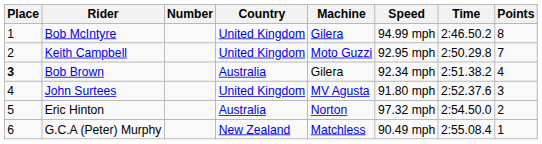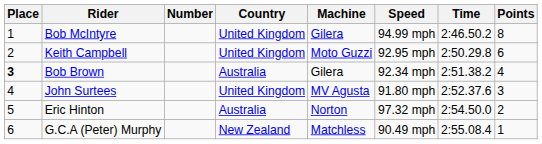(501, 53) 7 -> (501, 53) 6
